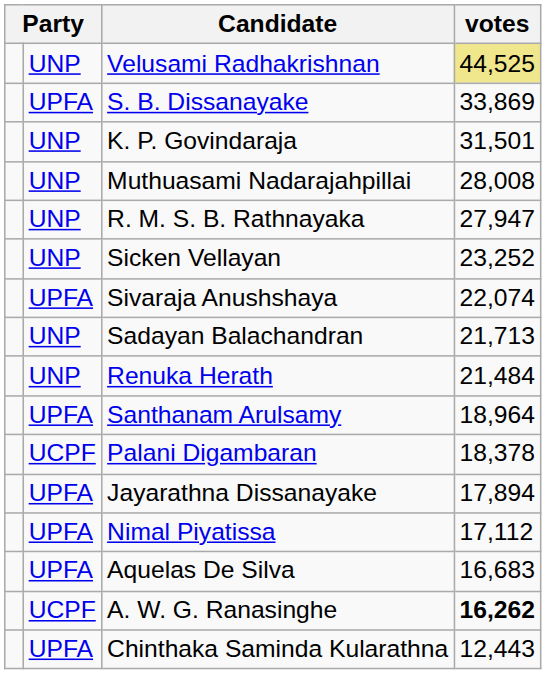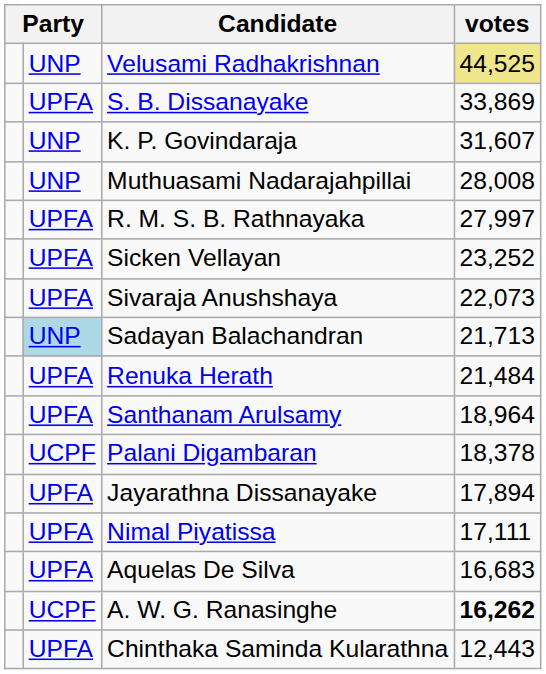(497, 141) 31,501 -> (497, 141) 31,607
(55, 219) UNP -> (61, 219) UPFA
(497, 219) 27,947 -> (497, 219) 27,997
(55, 258) UNP -> (61, 258) UPFA
(497, 297) 22,074 -> (497, 297) 22,073
(55, 336) no background -> (55, 336) lightblue background
(55, 375) UNP -> (61, 375) UPFA
(496, 532) 17,112 -> (495, 532) 17,111
